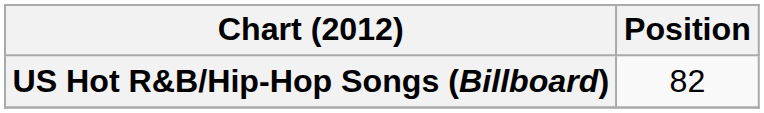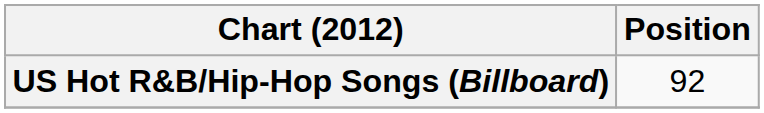(687, 81) 82 -> (687, 81) 92
